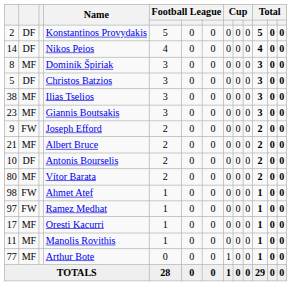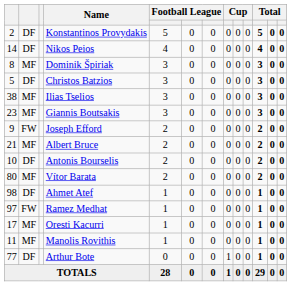(29, 192) FW -> (29, 192) DF
(29, 256) MF -> (29, 256) DF
